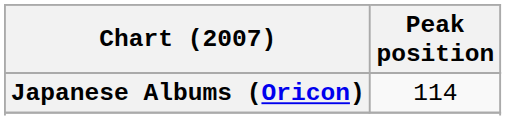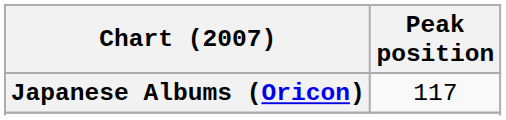(435, 93) 114 -> (435, 93) 117
